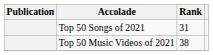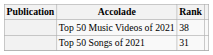rows swapped: (102, 27) <-> (117, 43)
